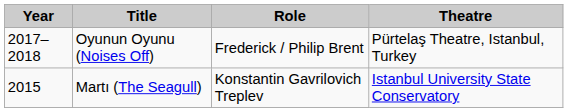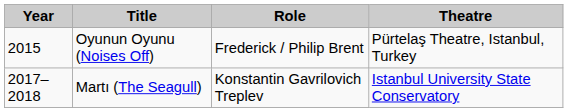(28, 47) 2017–2018 -> (24, 47) 2015
(24, 87) 2015 -> (28, 87) 2017–2018
